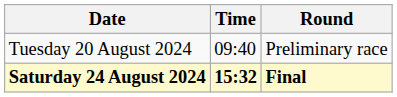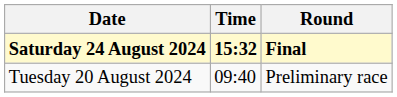rows swapped: (100, 48) <-> (107, 77)
